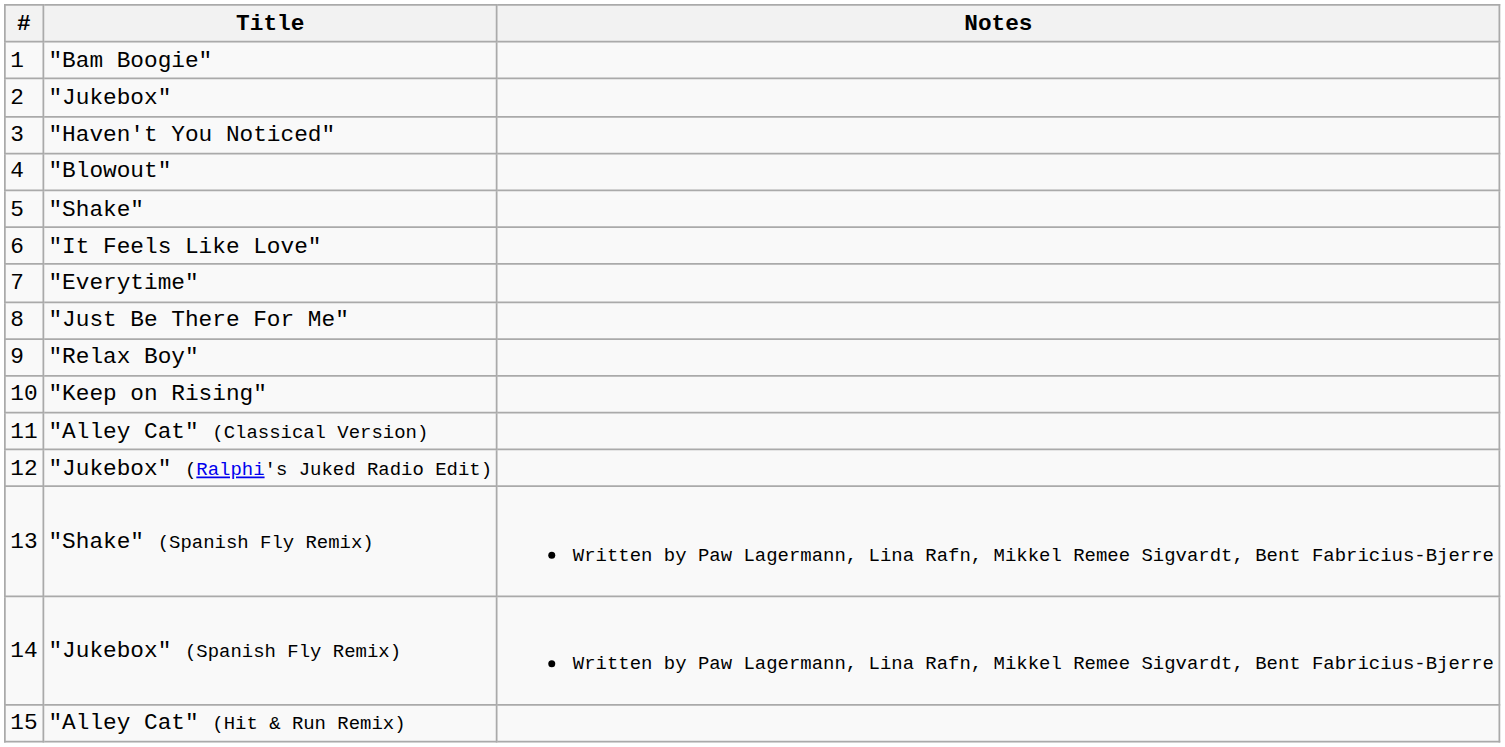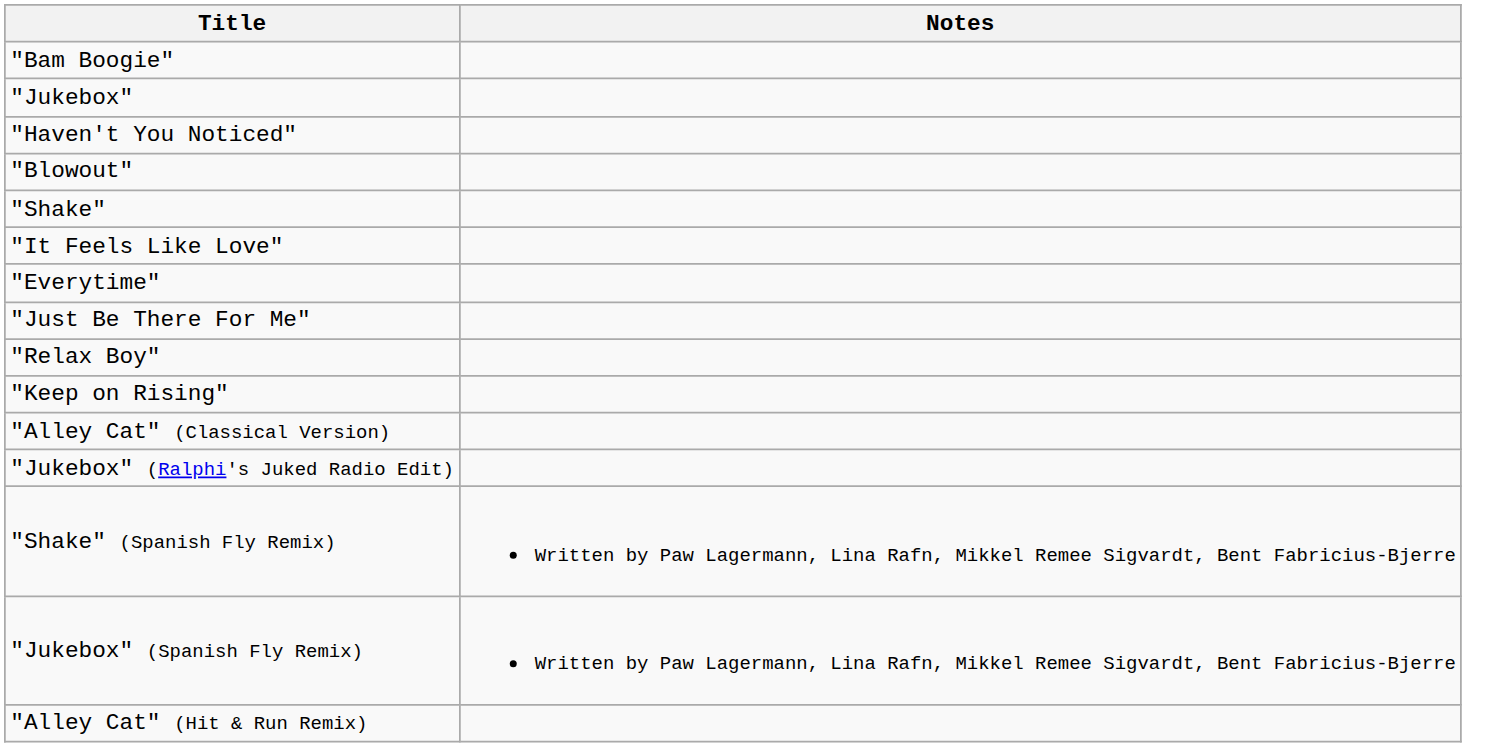- column: (24, 23)
